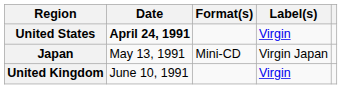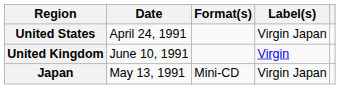(150, 34) bold -> (148, 34) normal
(275, 34) Virgin -> (292, 34) Virgin Japan
rows swapped: (55, 53) <-> (55, 73)
